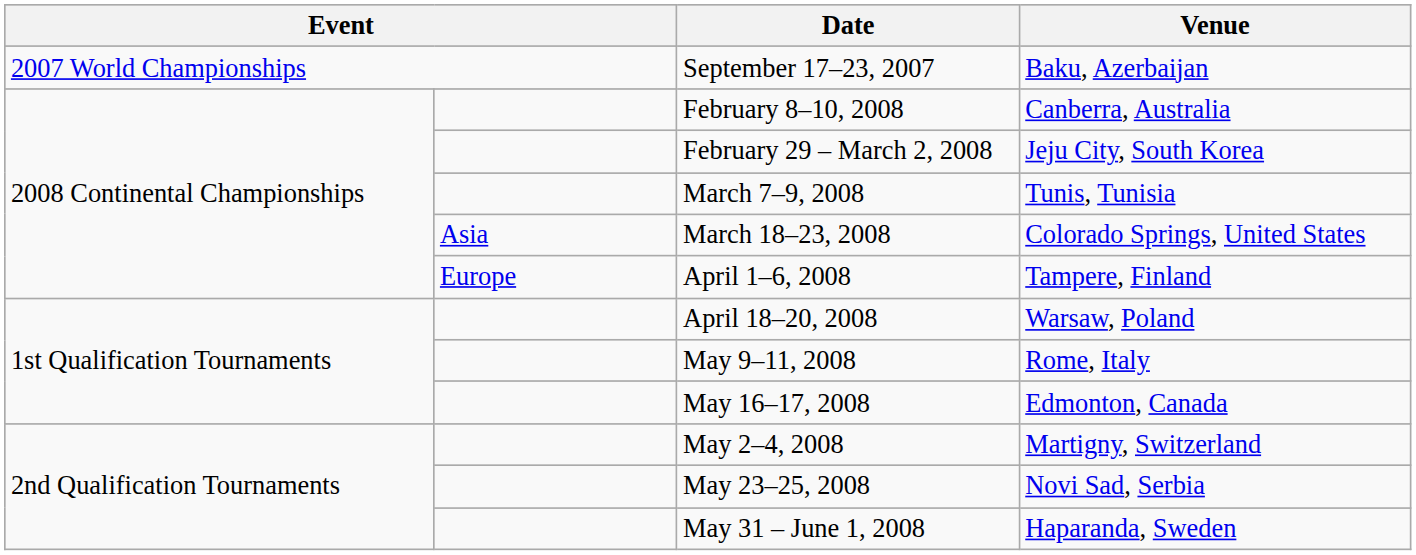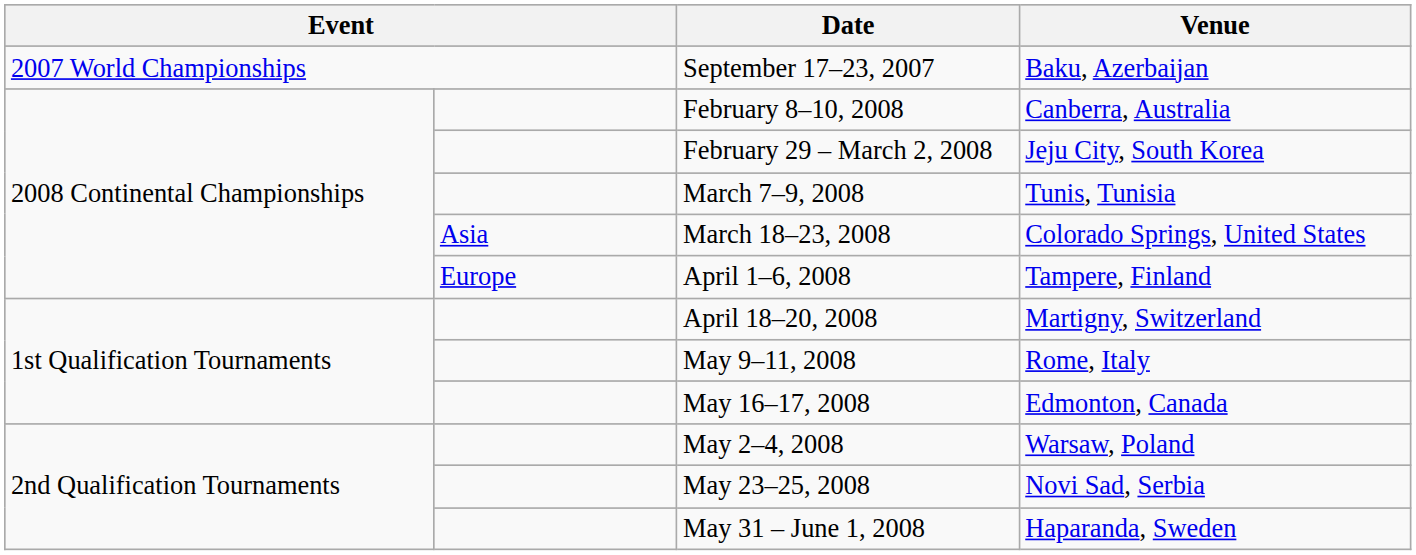(1110, 318) Warsaw, Poland -> (1143, 318) Martigny, Switzerland
(1143, 444) Martigny, Switzerland -> (1110, 444) Warsaw, Poland
